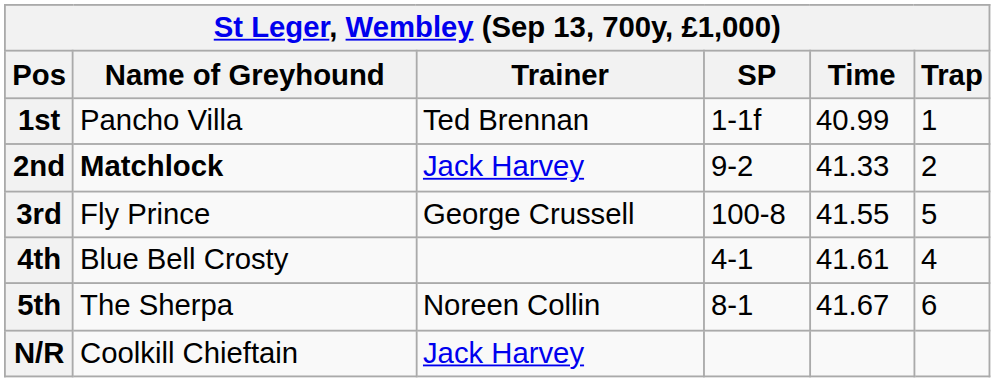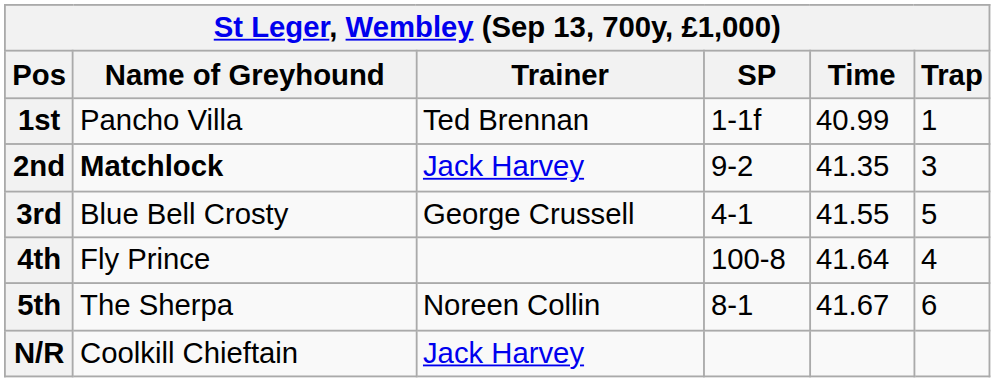(853, 167) 41.33 -> (853, 167) 41.35
(929, 167) 2 -> (929, 167) 3
(145, 213) Fly Prince -> (184, 213) Blue Bell Crosty
(748, 213) 100-8 -> (732, 213) 4-1
(184, 259) Blue Bell Crosty -> (145, 259) Fly Prince
(732, 259) 4-1 -> (748, 259) 100-8
(853, 259) 41.61 -> (853, 259) 41.64
